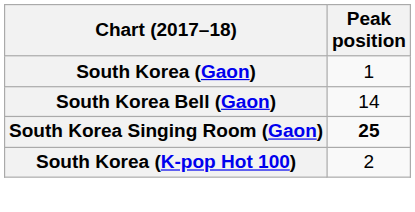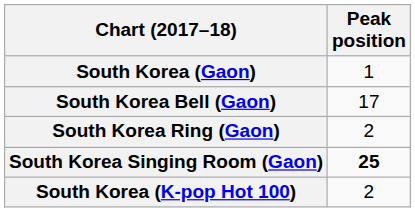(369, 101) 14 -> (369, 101) 17
+ row: (166, 131)
